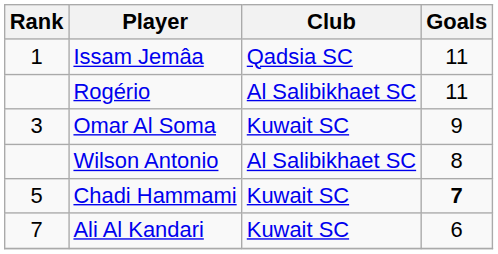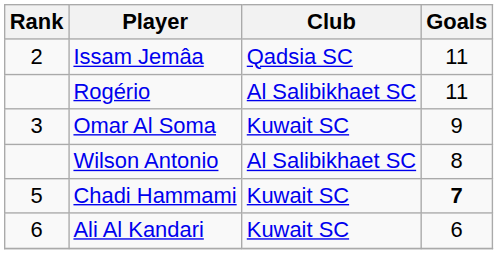(37, 56) 1 -> (37, 56) 2
(37, 230) 7 -> (37, 230) 6
